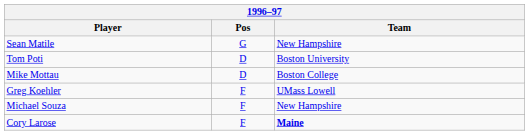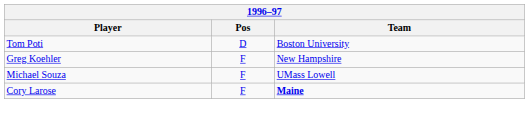- row: (30, 43)
- row: (33, 75)
(306, 91) UMass Lowell -> (309, 59) New Hampshire
(309, 106) New Hampshire -> (306, 75) UMass Lowell
